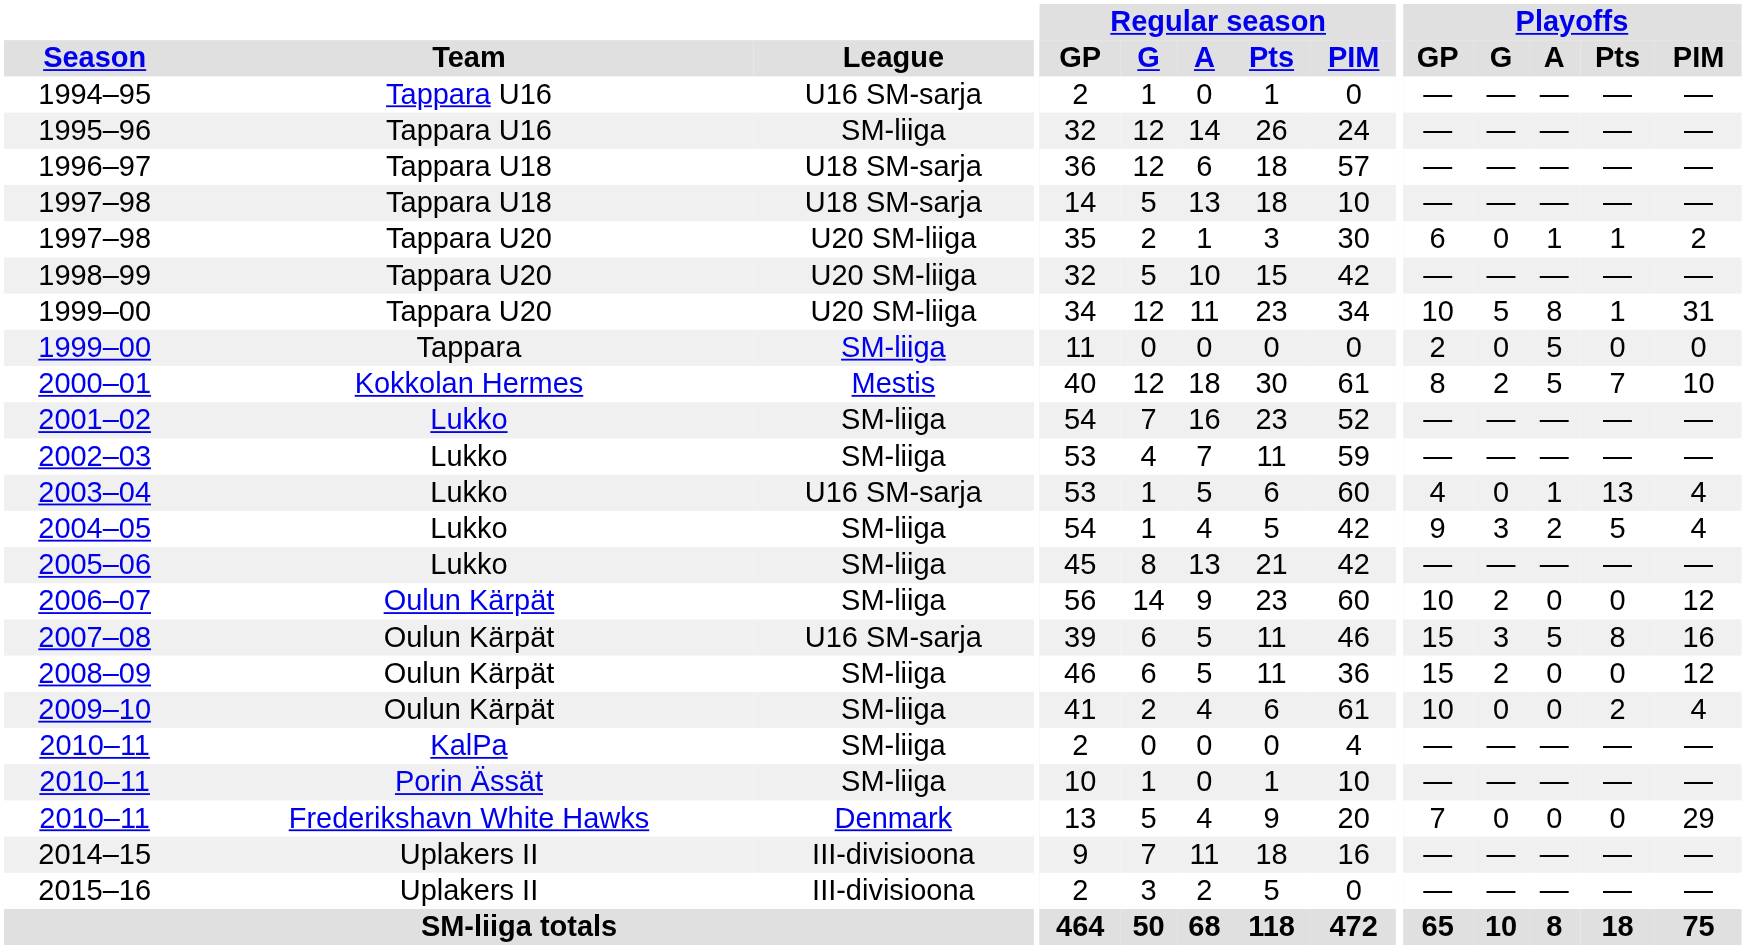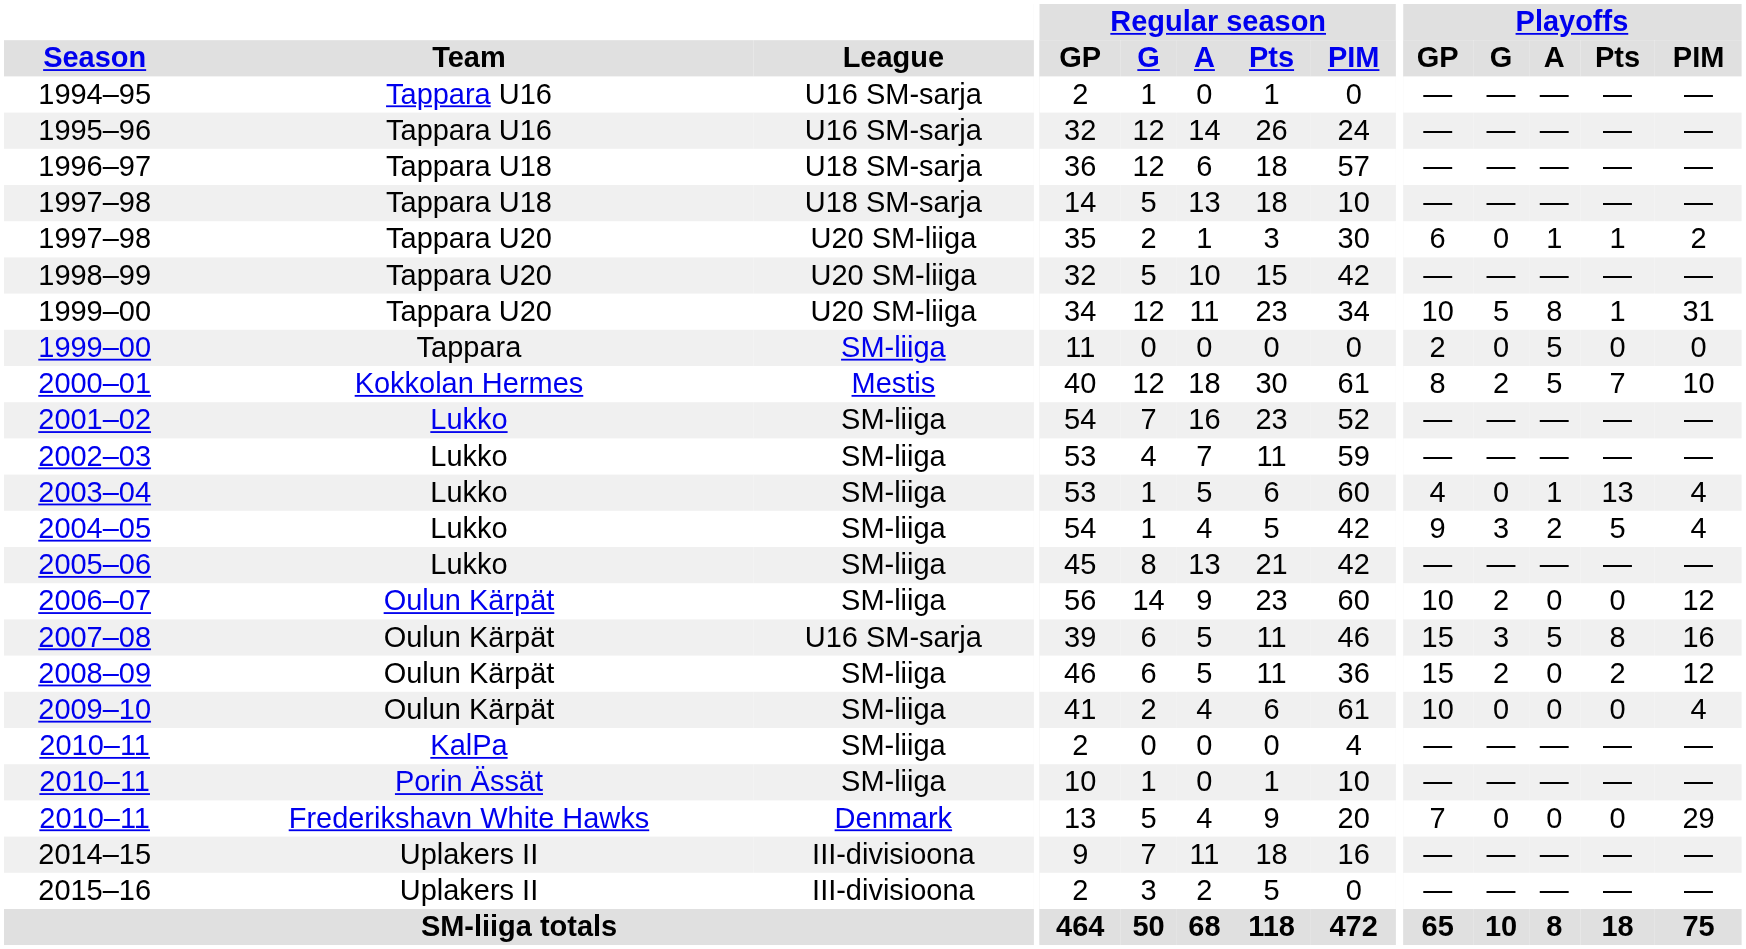(893, 130) SM-liiga -> (893, 130) U16 SM-sarja
(893, 492) U16 SM-sarja -> (893, 492) SM-liiga
(1618, 673) 0 -> (1618, 673) 2
(1618, 709) 2 -> (1618, 709) 0
